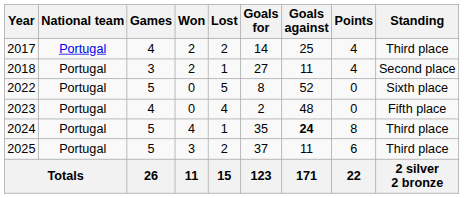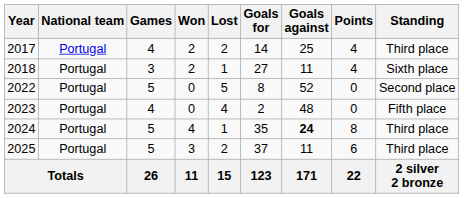(417, 68) Second place -> (417, 68) Sixth place
(417, 88) Sixth place -> (417, 88) Second place
